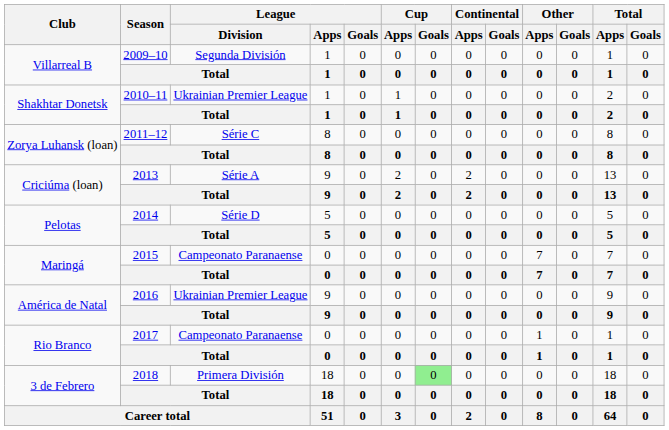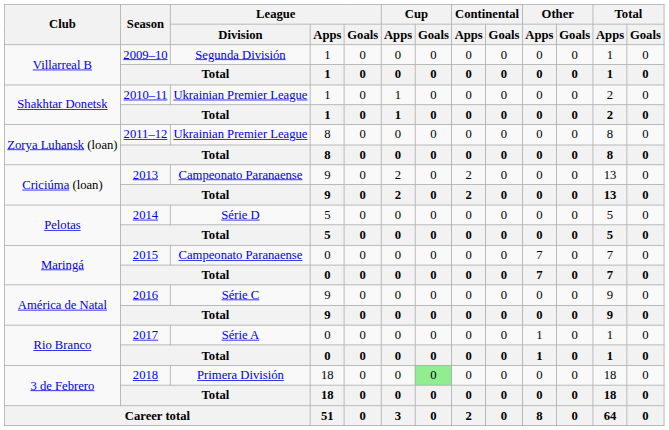(240, 134) Série C -> (240, 134) Ukrainian Premier League
(240, 174) Série A -> (240, 174) Campeonato Paranaense
(240, 295) Ukrainian Premier League -> (240, 295) Série C
(240, 335) Campeonato Paranaense -> (240, 335) Série A
